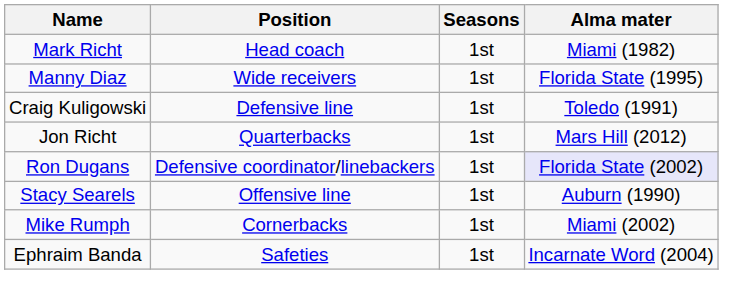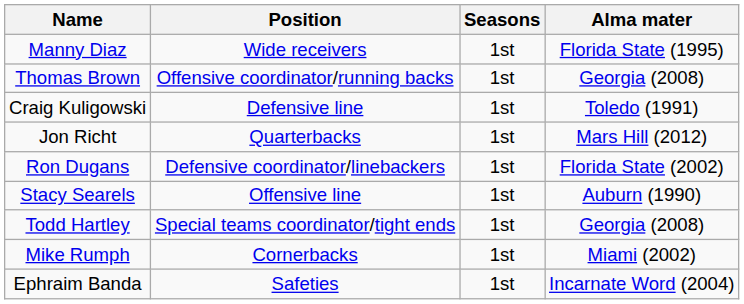- row: (78, 49)
+ row: (78, 78)
(621, 166) lavender background -> (642, 166) no background
+ row: (78, 225)
